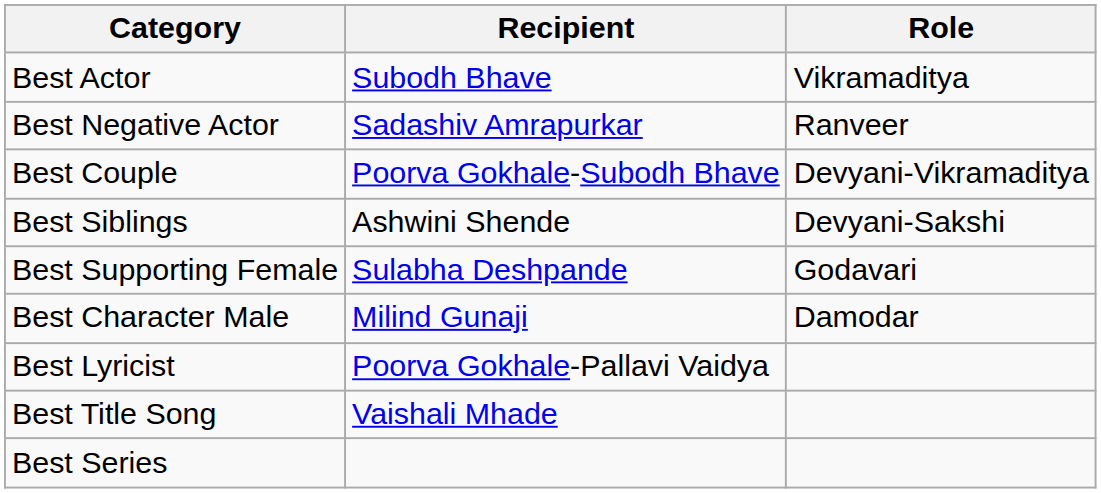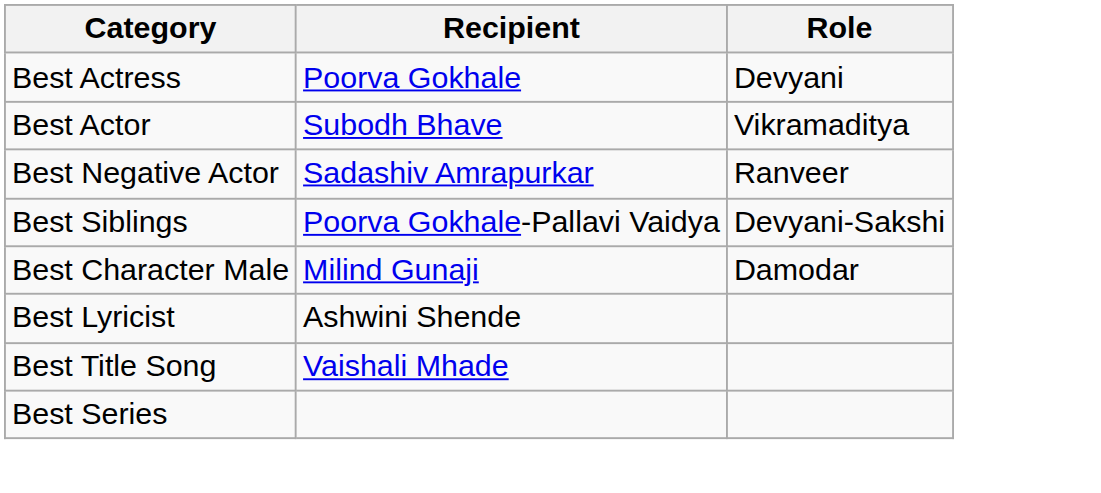+ row: (96, 76)
- row: (95, 173)
(461, 221) Ashwini Shende -> (511, 221) Poorva Gokhale-Pallavi Vaidya
- row: (175, 269)
(561, 366) Poorva Gokhale-Pallavi Vaidya -> (412, 317) Ashwini Shende
